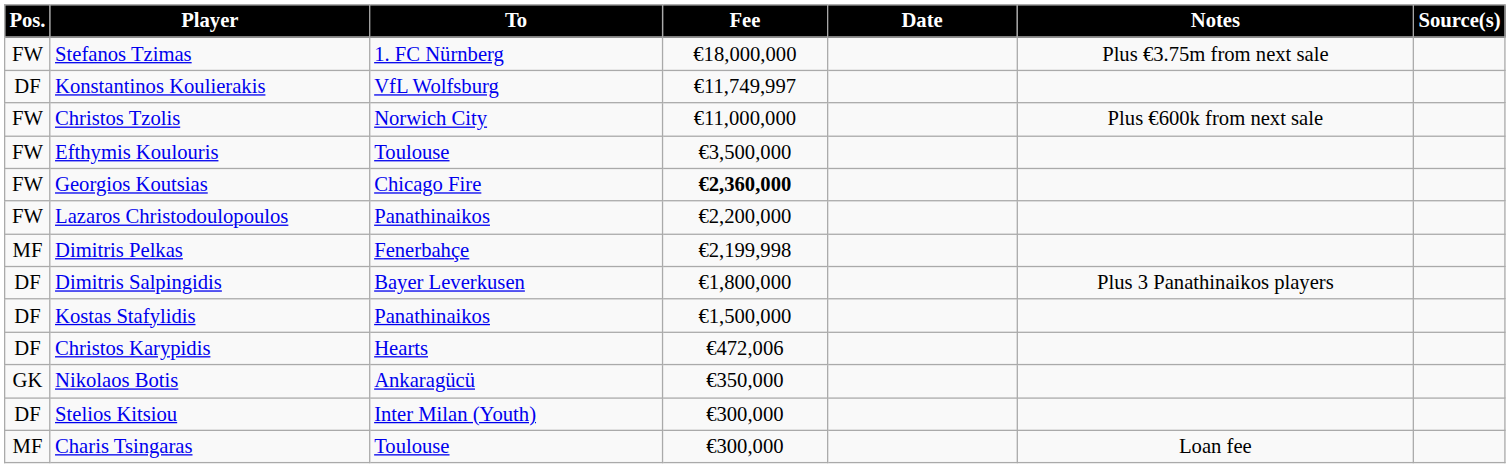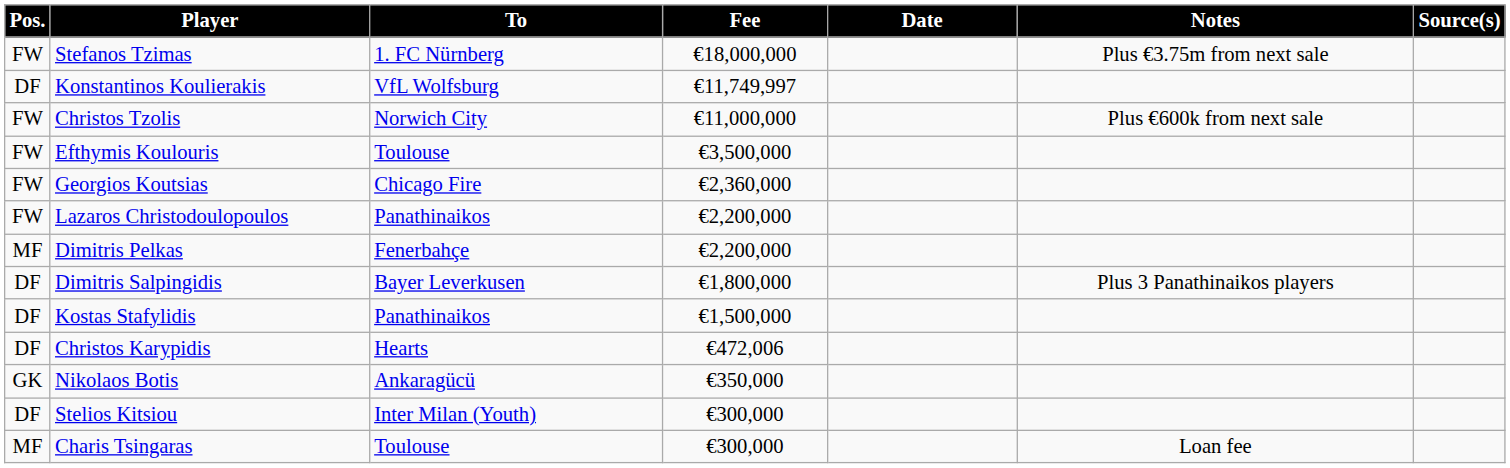(745, 184) bold -> (745, 184) normal
(745, 250) €2,199,998 -> (745, 250) €2,200,000
